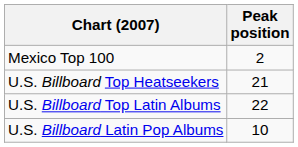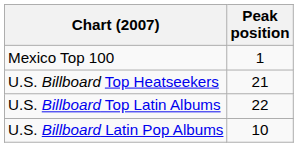(260, 57) 2 -> (260, 57) 1
